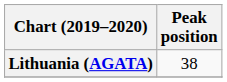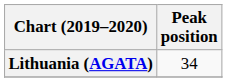(189, 63) 38 -> (189, 63) 34
